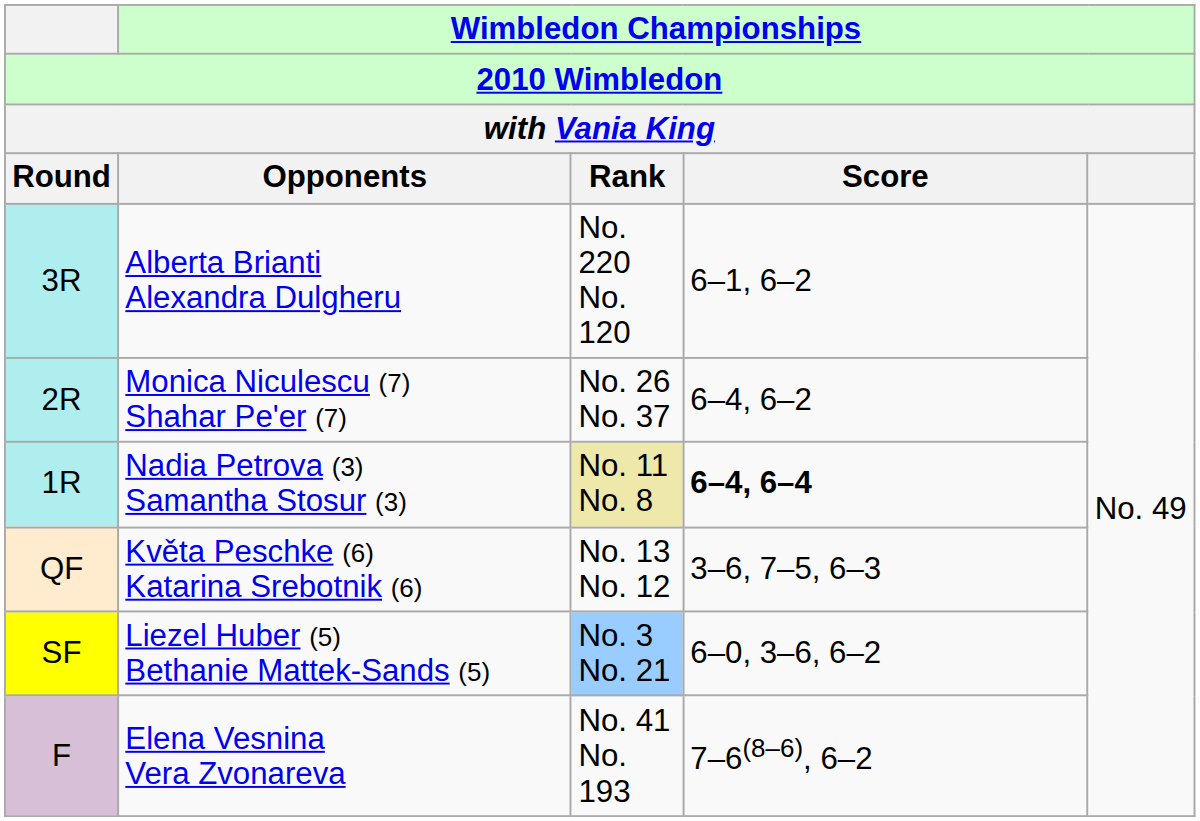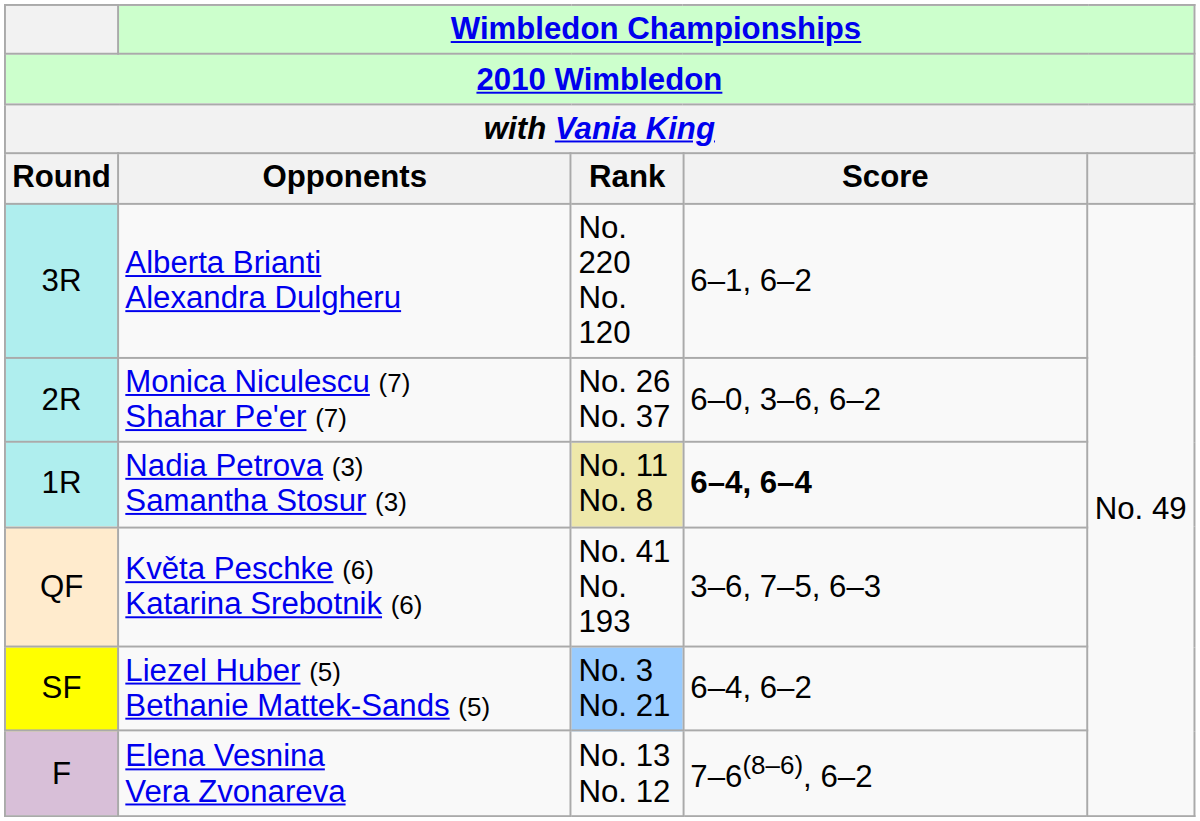(751, 399) 6–4, 6–2 -> (786, 399) 6–0, 3–6, 6–2
(624, 568) No. 13 No. 12 -> (624, 586) No. 41 No. 193
(786, 653) 6–0, 3–6, 6–2 -> (751, 688) 6–4, 6–2
(624, 755) No. 41 No. 193 -> (624, 772) No. 13 No. 12
